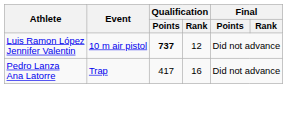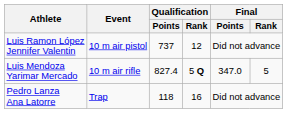(166, 46) bold -> (166, 46) normal
+ row: (42, 71)
(166, 71) 417 -> (166, 96) 118
